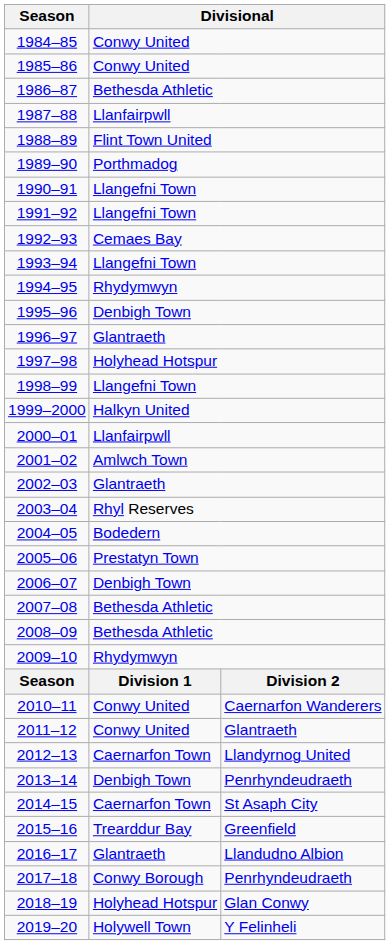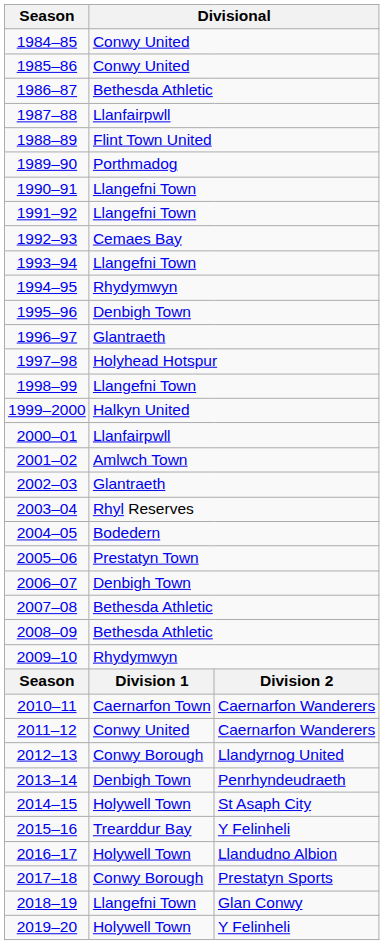(141, 705) Conwy United -> (152, 705) Caernarfon Town
(261, 730) Glantraeth -> (297, 730) Caernarfon Wanderers
(152, 755) Caernarfon Town -> (148, 755) Conwy Borough
(152, 804) Caernarfon Town -> (142, 804) Holywell Town
(260, 829) Greenfield -> (254, 829) Y Felinheli
(129, 853) Glantraeth -> (142, 853) Holywell Town
(288, 878) Penrhyndeudraeth -> (275, 878) Prestatyn Sports
(155, 902) Holyhead Hotspur -> (145, 902) Llangefni Town
